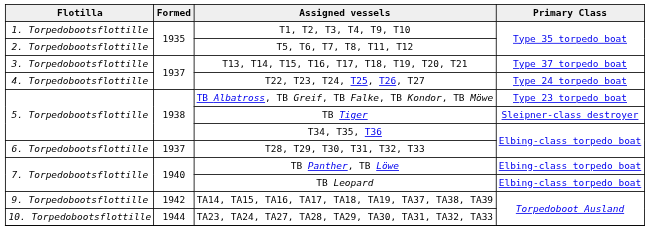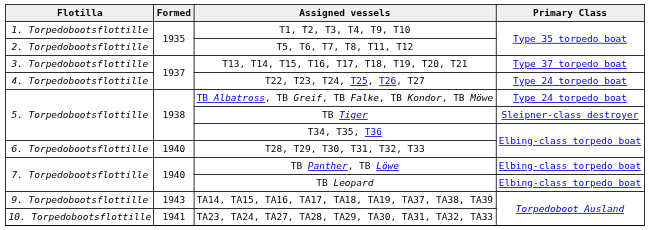(570, 98) Type 23 torpedo boat -> (570, 98) Type 24 torpedo boat
(174, 149) 1937 -> (174, 149) 1940
(174, 200) 1942 -> (174, 200) 1943
(174, 217) 1944 -> (174, 217) 1941
